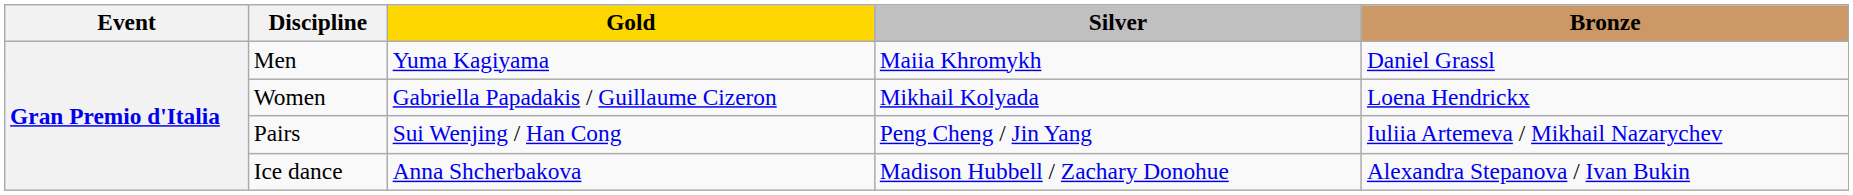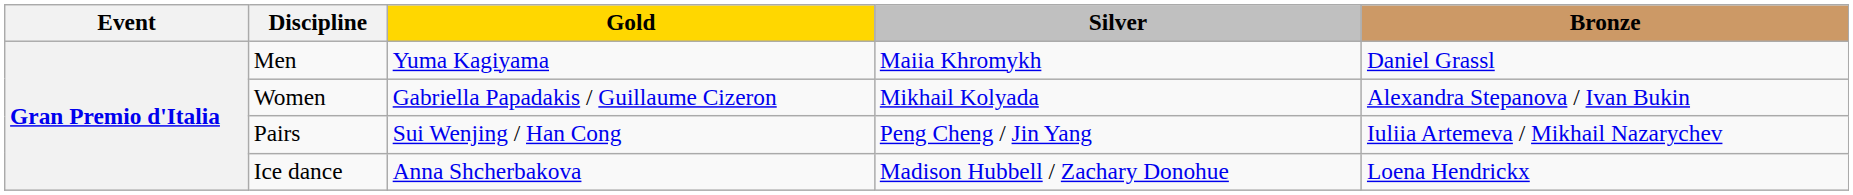(1448, 97) Loena Hendrickx -> (1528, 97) Alexandra Stepanova / Ivan Bukin
(1528, 171) Alexandra Stepanova / Ivan Bukin -> (1448, 171) Loena Hendrickx
